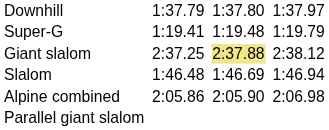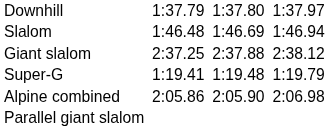rows swapped: (34, 32) <-> (28, 75)
(238, 53) khaki background -> (238, 53) no background
